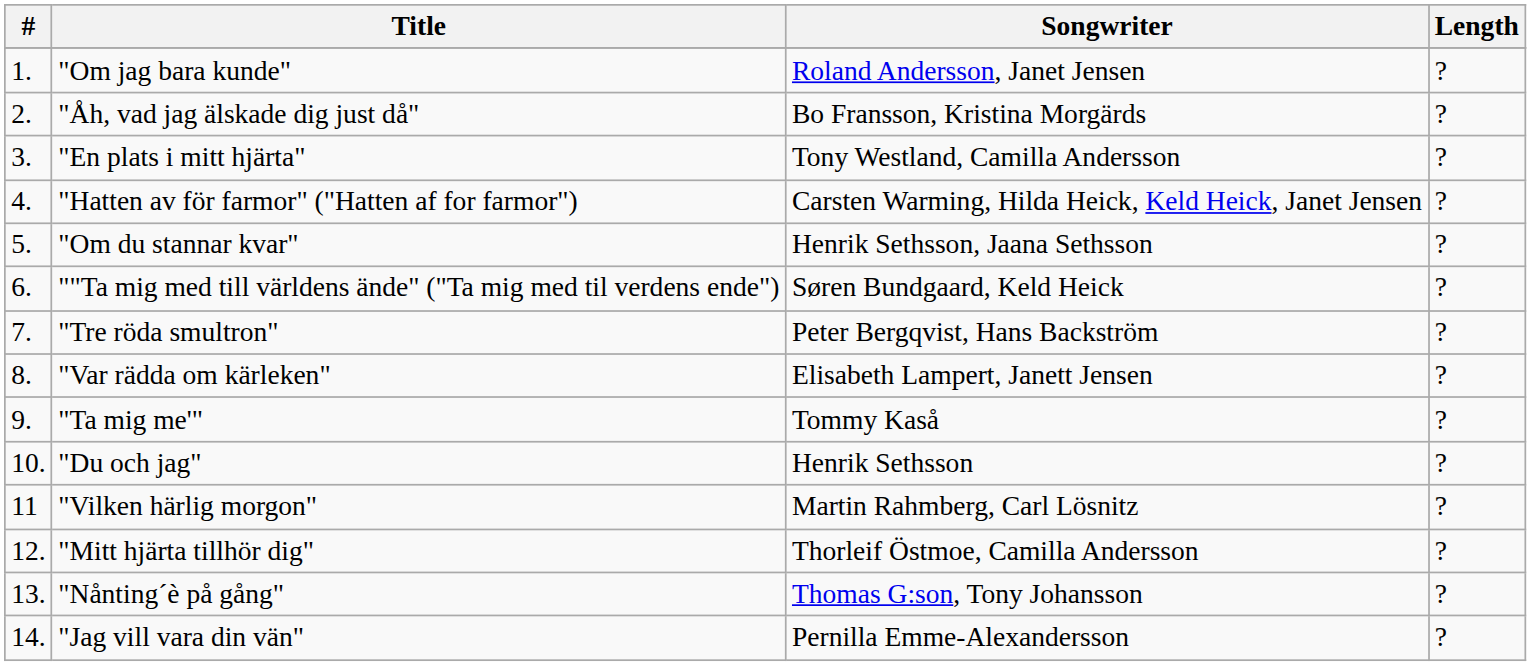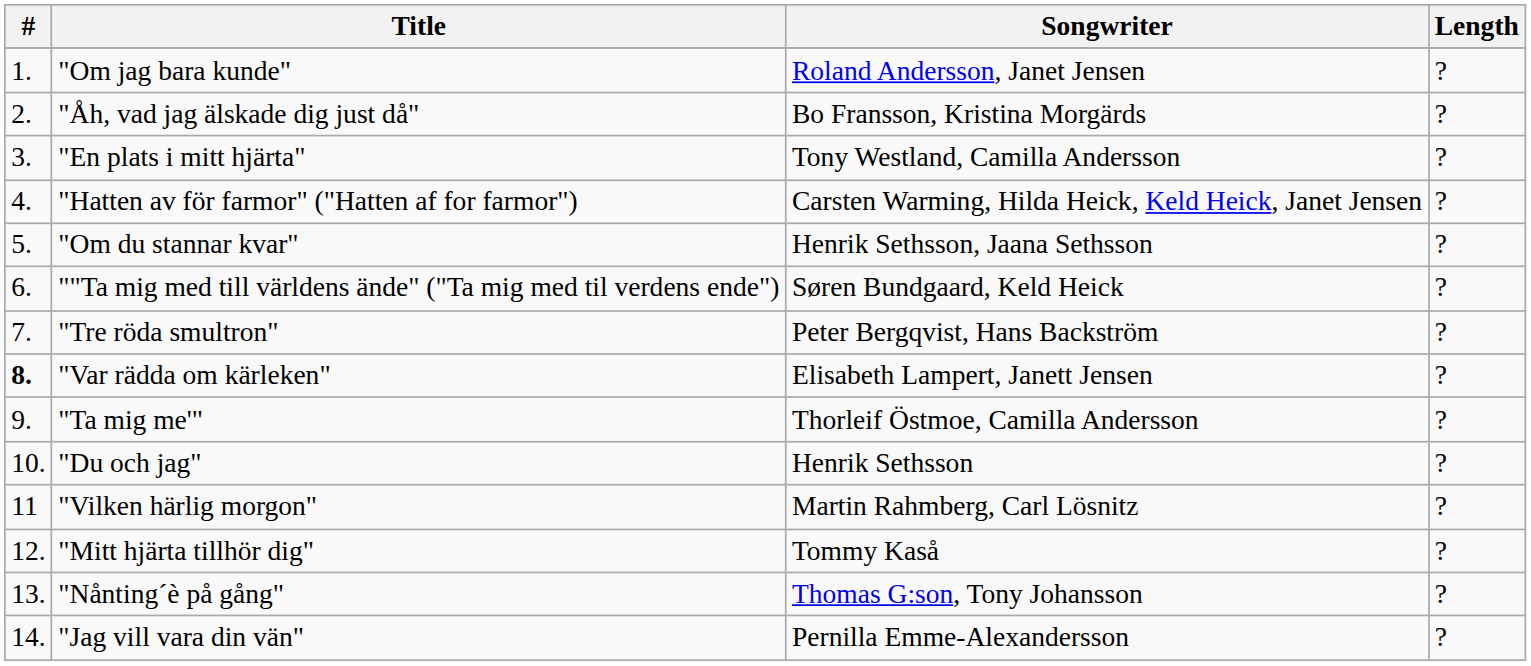(22, 375) normal -> (22, 375) bold
(866, 419) Tommy Kaså -> (995, 419) Thorleif Östmoe, Camilla Andersson
(995, 550) Thorleif Östmoe, Camilla Andersson -> (866, 550) Tommy Kaså
